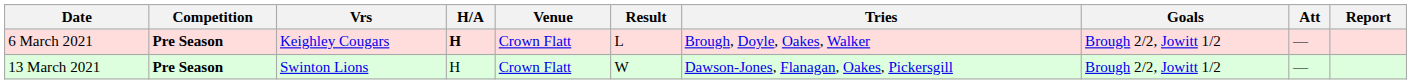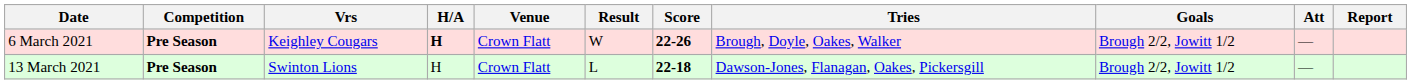+ column: (682, 16)
(619, 41) L -> (596, 41) W
(622, 66) W -> (593, 66) L
